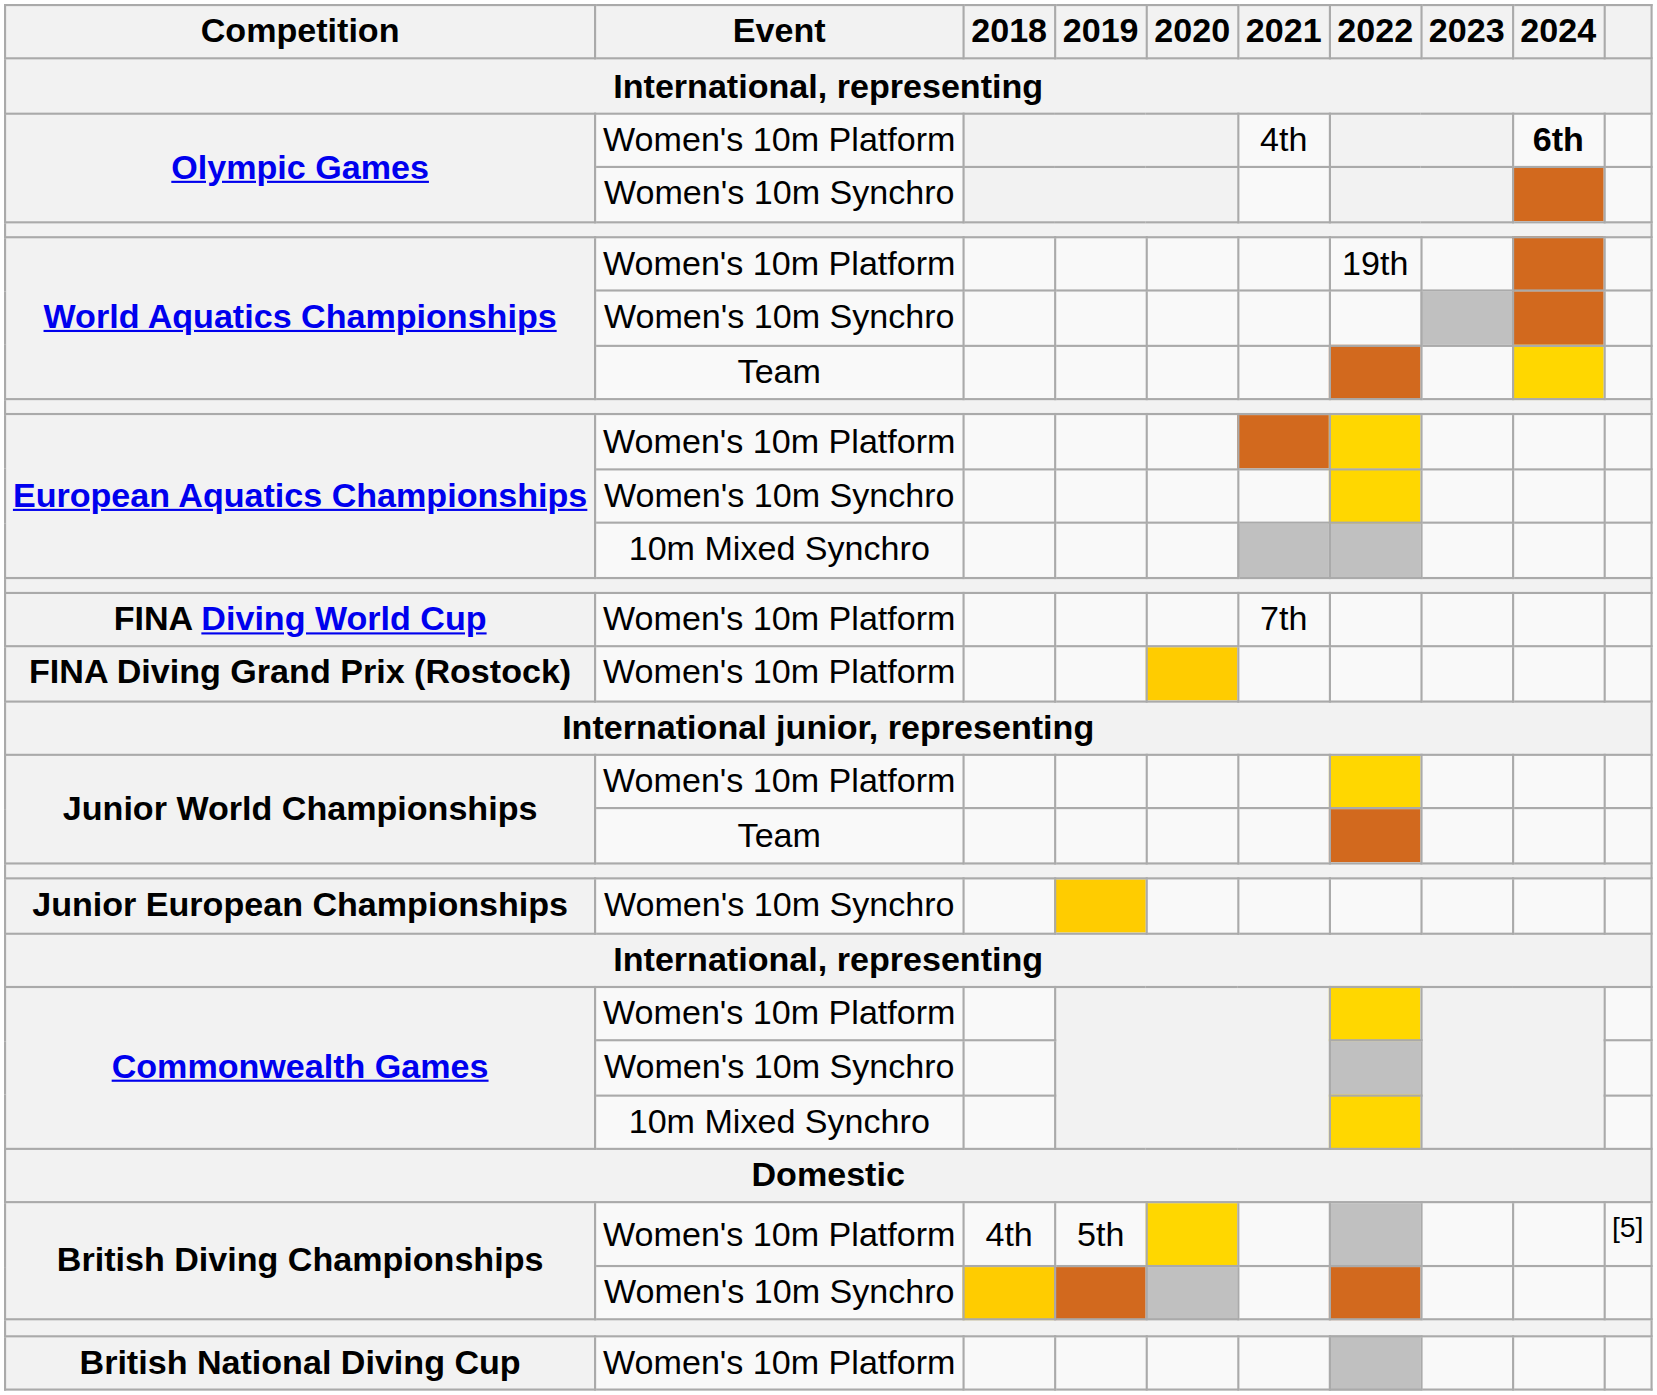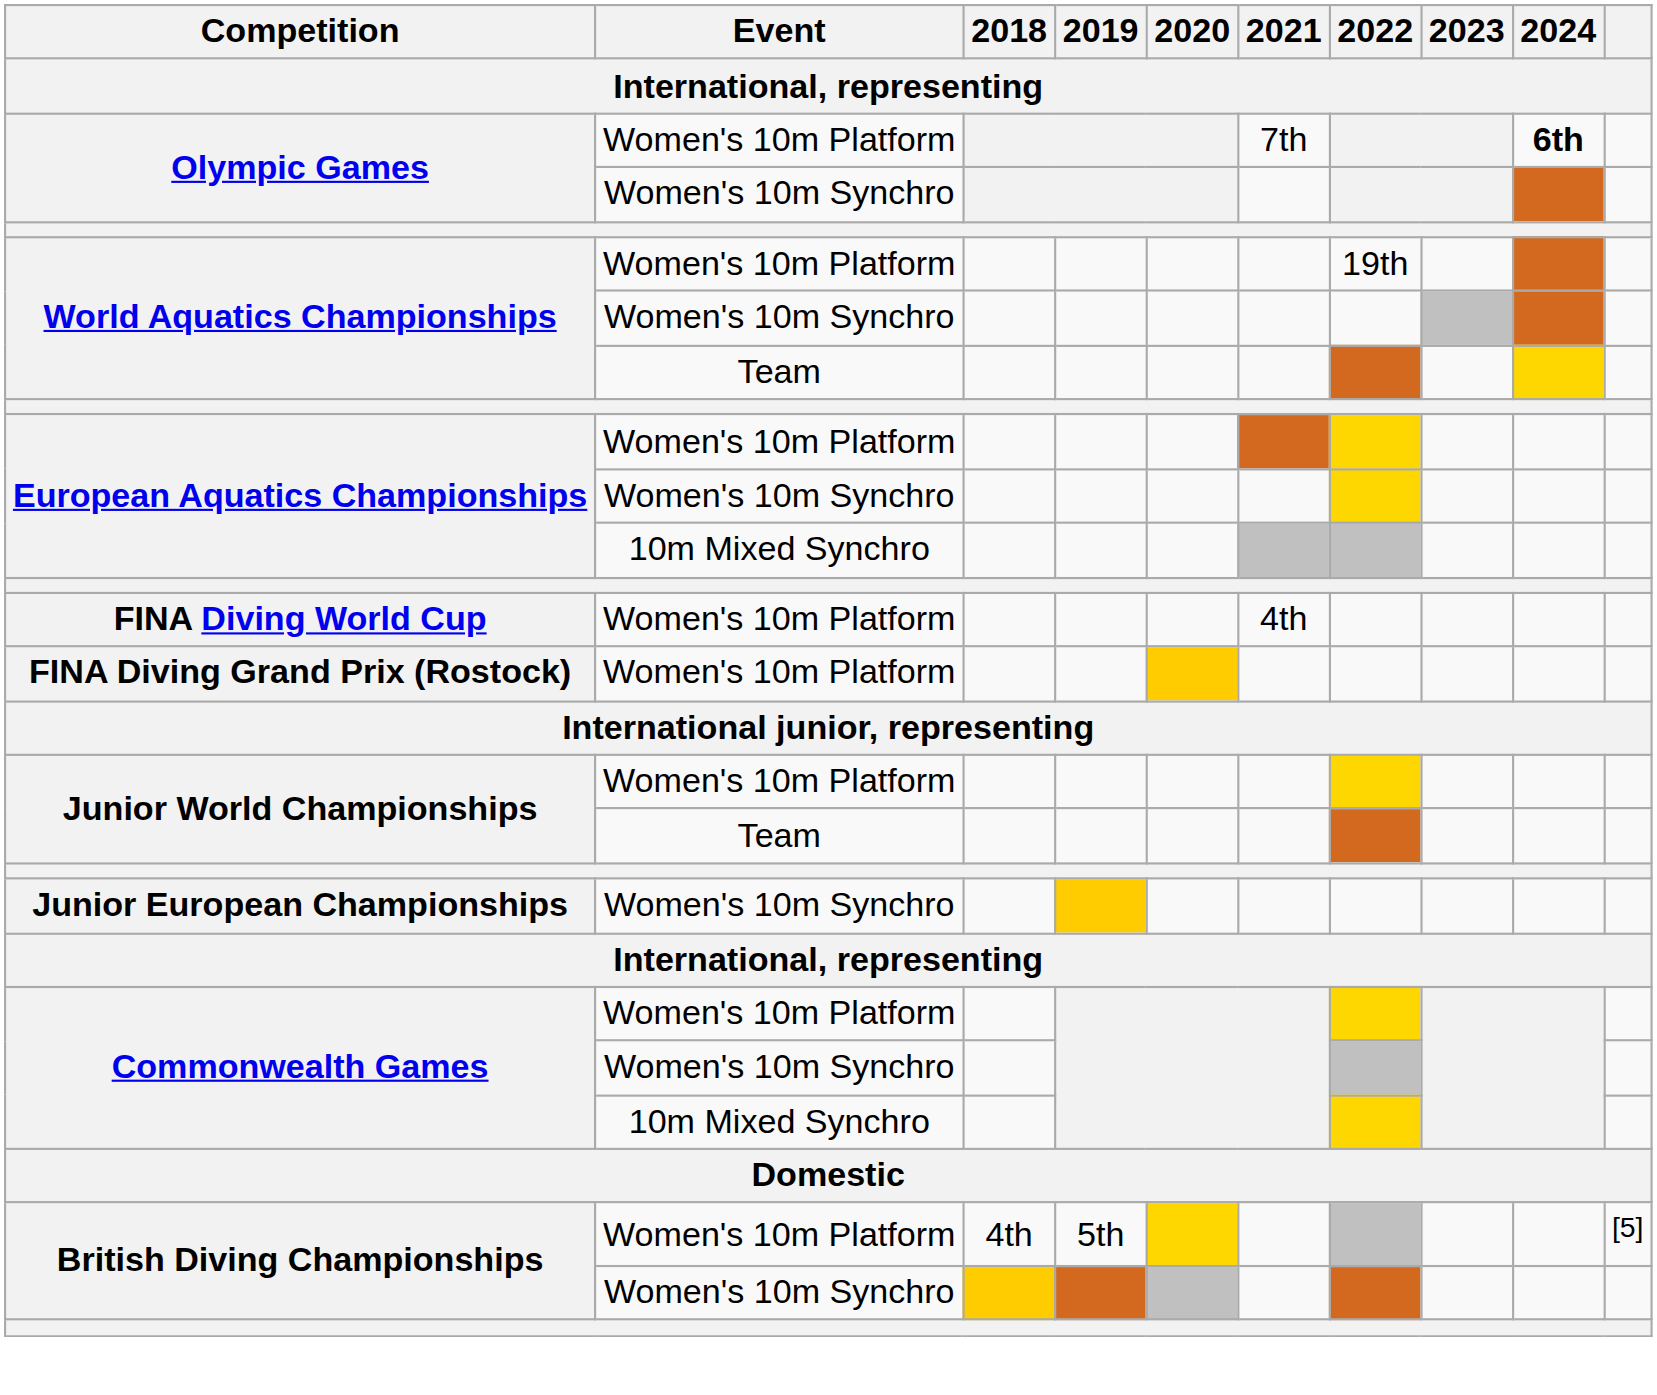(1284, 139) 4th -> (1284, 139) 7th
(1284, 619) 7th -> (1284, 619) 4th
- row: (300, 1362)
